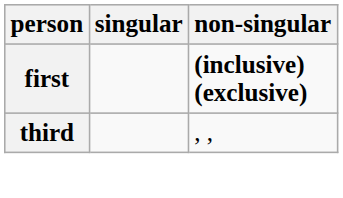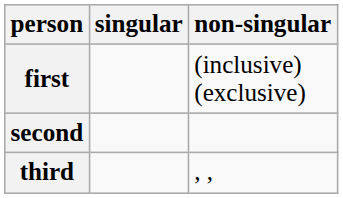(251, 78) bold -> (250, 78) normal
+ row: (47, 132)
